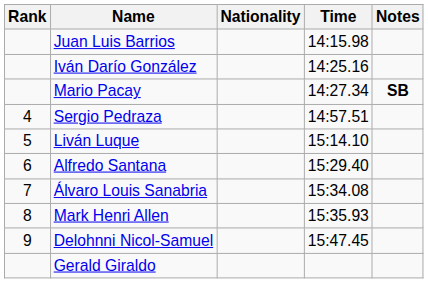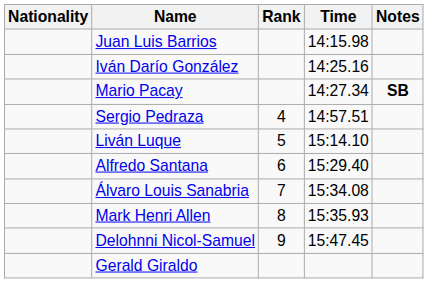columns swapped: (27, 16) <-> (260, 16)
